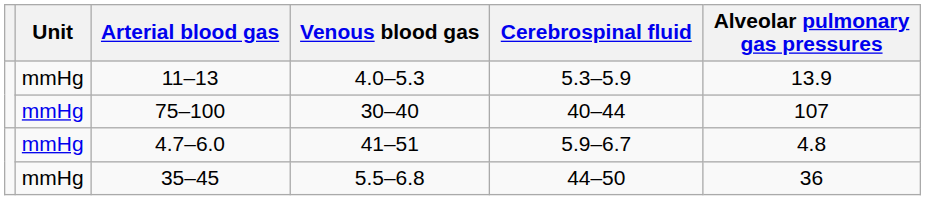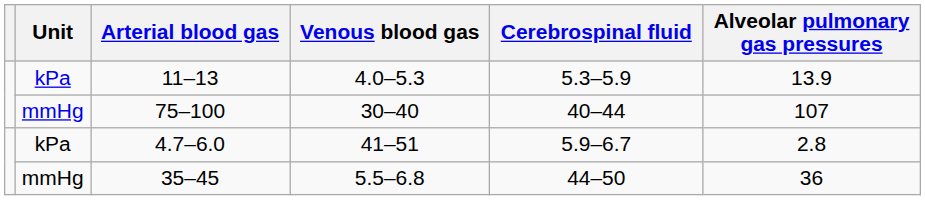(53, 77) mmHg -> (53, 77) kPa
(53, 144) mmHg -> (53, 144) kPa
(811, 144) 4.8 -> (811, 144) 2.8
